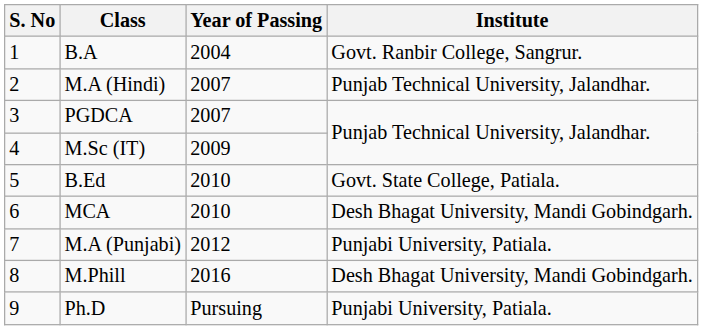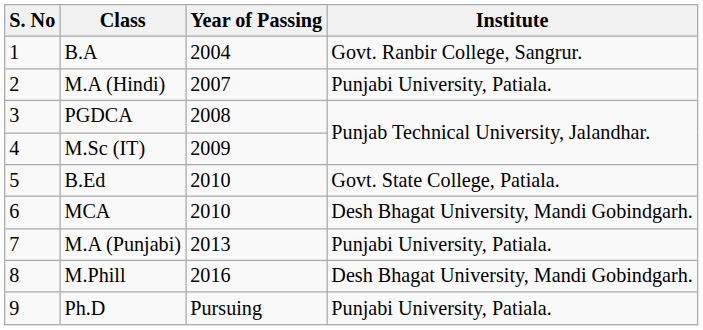(491, 84) Punjab Technical University, Jalandhar. -> (442, 84) Punjabi University, Patiala.
(210, 116) 2007 -> (210, 116) 2008
(210, 244) 2012 -> (210, 244) 2013
